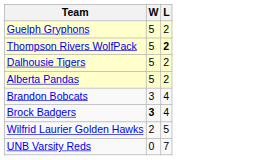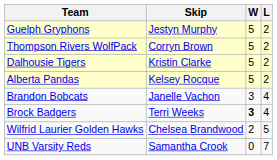+ column: (196, 12)
(166, 46) bold -> (266, 46) normal
